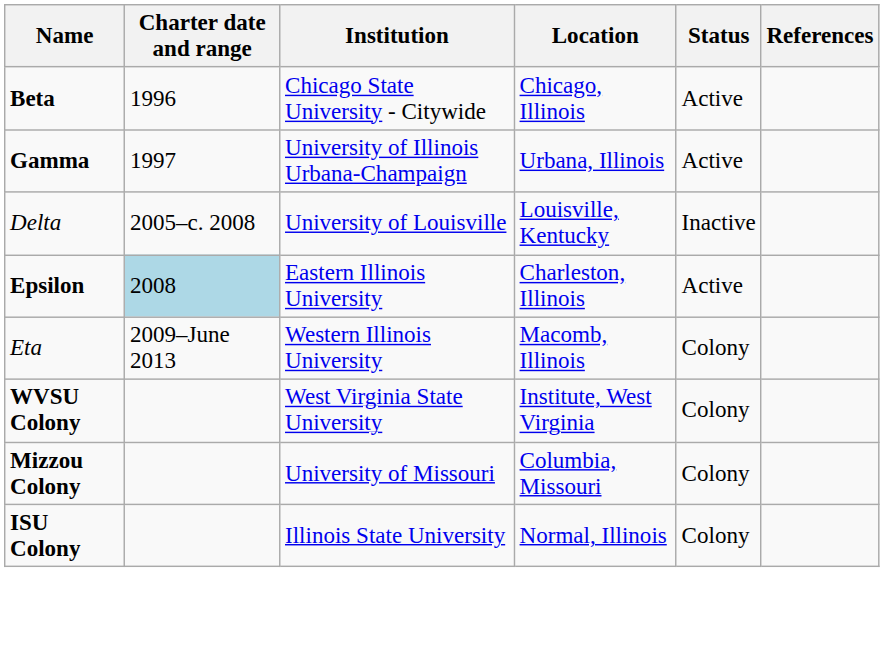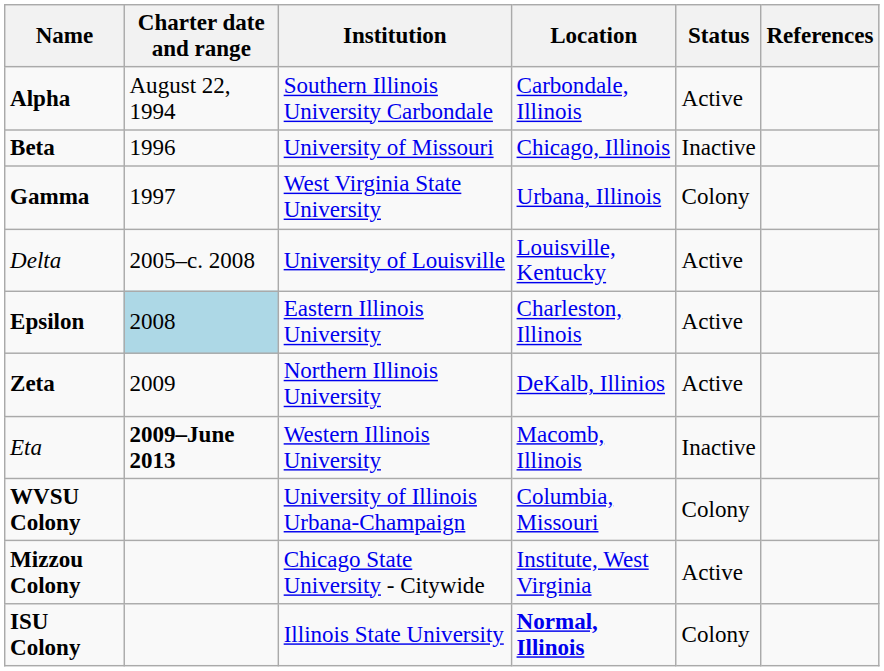+ row: (40, 98)
(385, 98) Chicago State University - Citywide -> (389, 147) University of Missouri
(712, 98) Active -> (719, 147) Inactive
(382, 160) University of Illinois Urbana-Champaign -> (373, 197) West Virginia State University
(712, 160) Active -> (716, 197) Colony
(719, 223) Inactive -> (712, 259) Active
+ row: (32, 384)
(180, 348) normal -> (182, 447) bold
(716, 348) Colony -> (719, 447) Inactive
(374, 410) West Virginia State University -> (380, 509) University of Illinois Urbana-Champaign
(586, 410) Institute, West Virginia -> (565, 509) Columbia, Missouri
(390, 472) University of Missouri -> (384, 571) Chicago State University - Citywide
(568, 472) Columbia, Missouri -> (583, 571) Institute, West Virginia
(716, 472) Colony -> (712, 571) Active
(593, 535) normal -> (557, 634) bold
